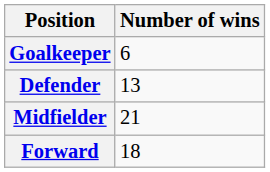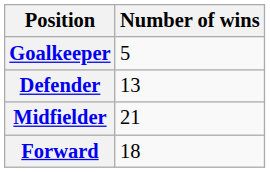(125, 53) 6 -> (125, 53) 5
